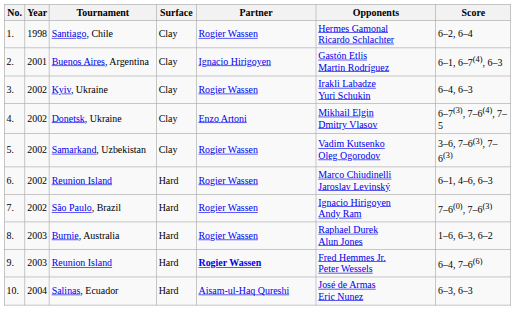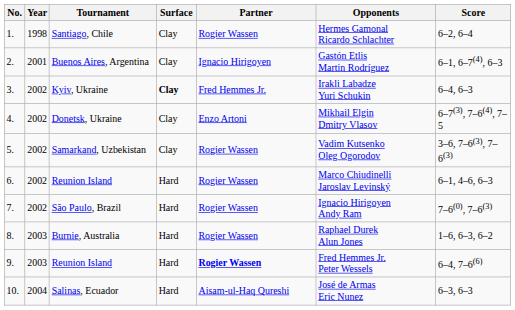(168, 89) normal -> (169, 89) bold
(228, 89) Rogier Wassen -> (232, 89) Fred Hemmes Jr.
